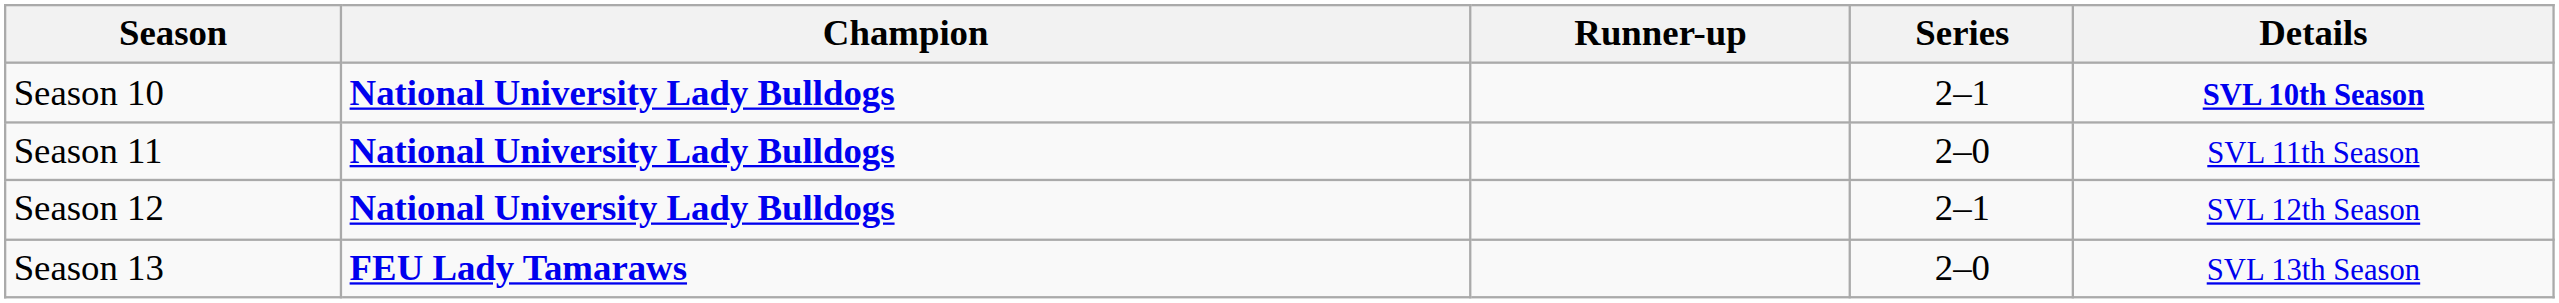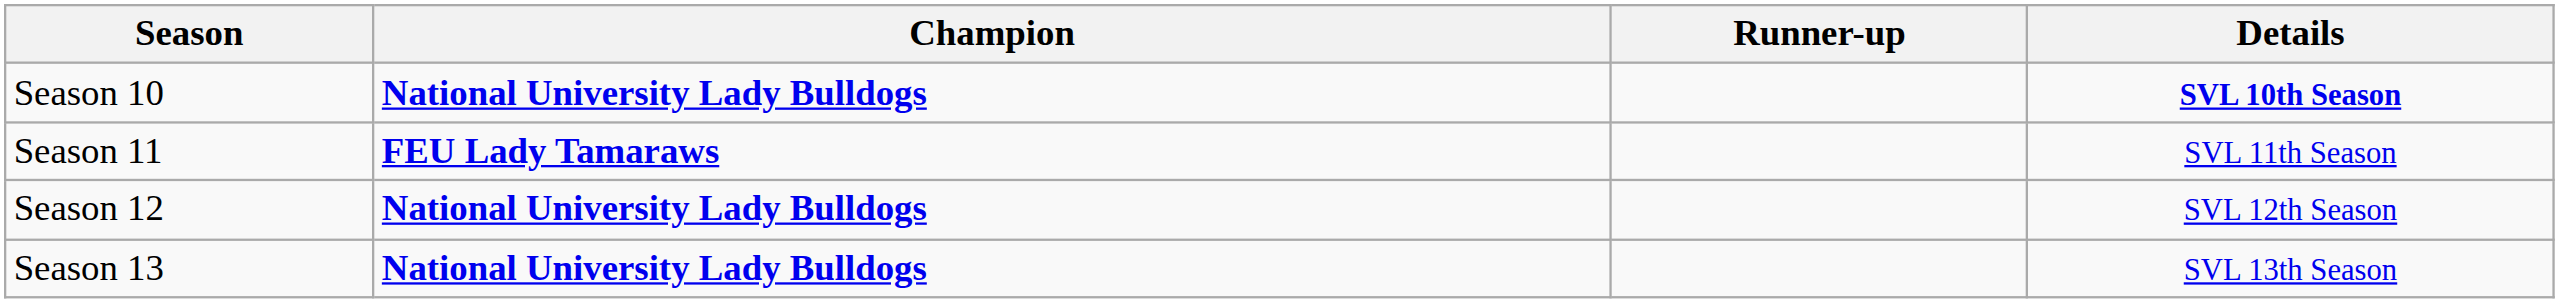- column: (1962, 33)
(622, 150) National University Lady Bulldogs -> (551, 150) FEU Lady Tamaraws
(518, 267) FEU Lady Tamaraws -> (654, 267) National University Lady Bulldogs
